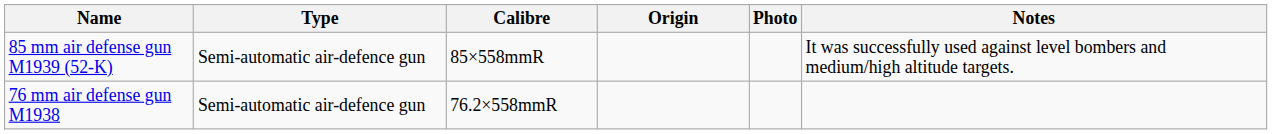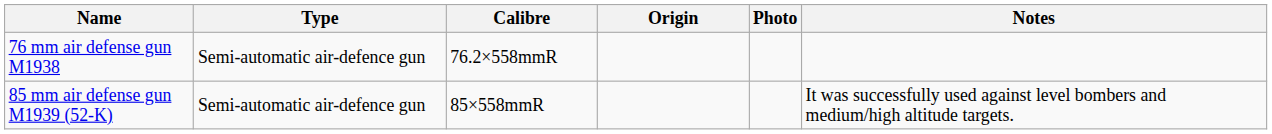rows swapped: (90, 104) <-> (90, 56)
